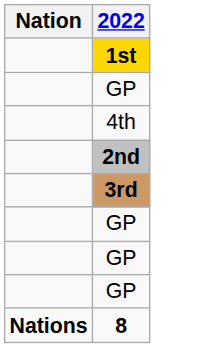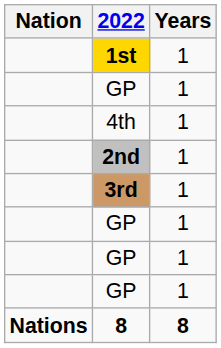+ column: (183, 21)
